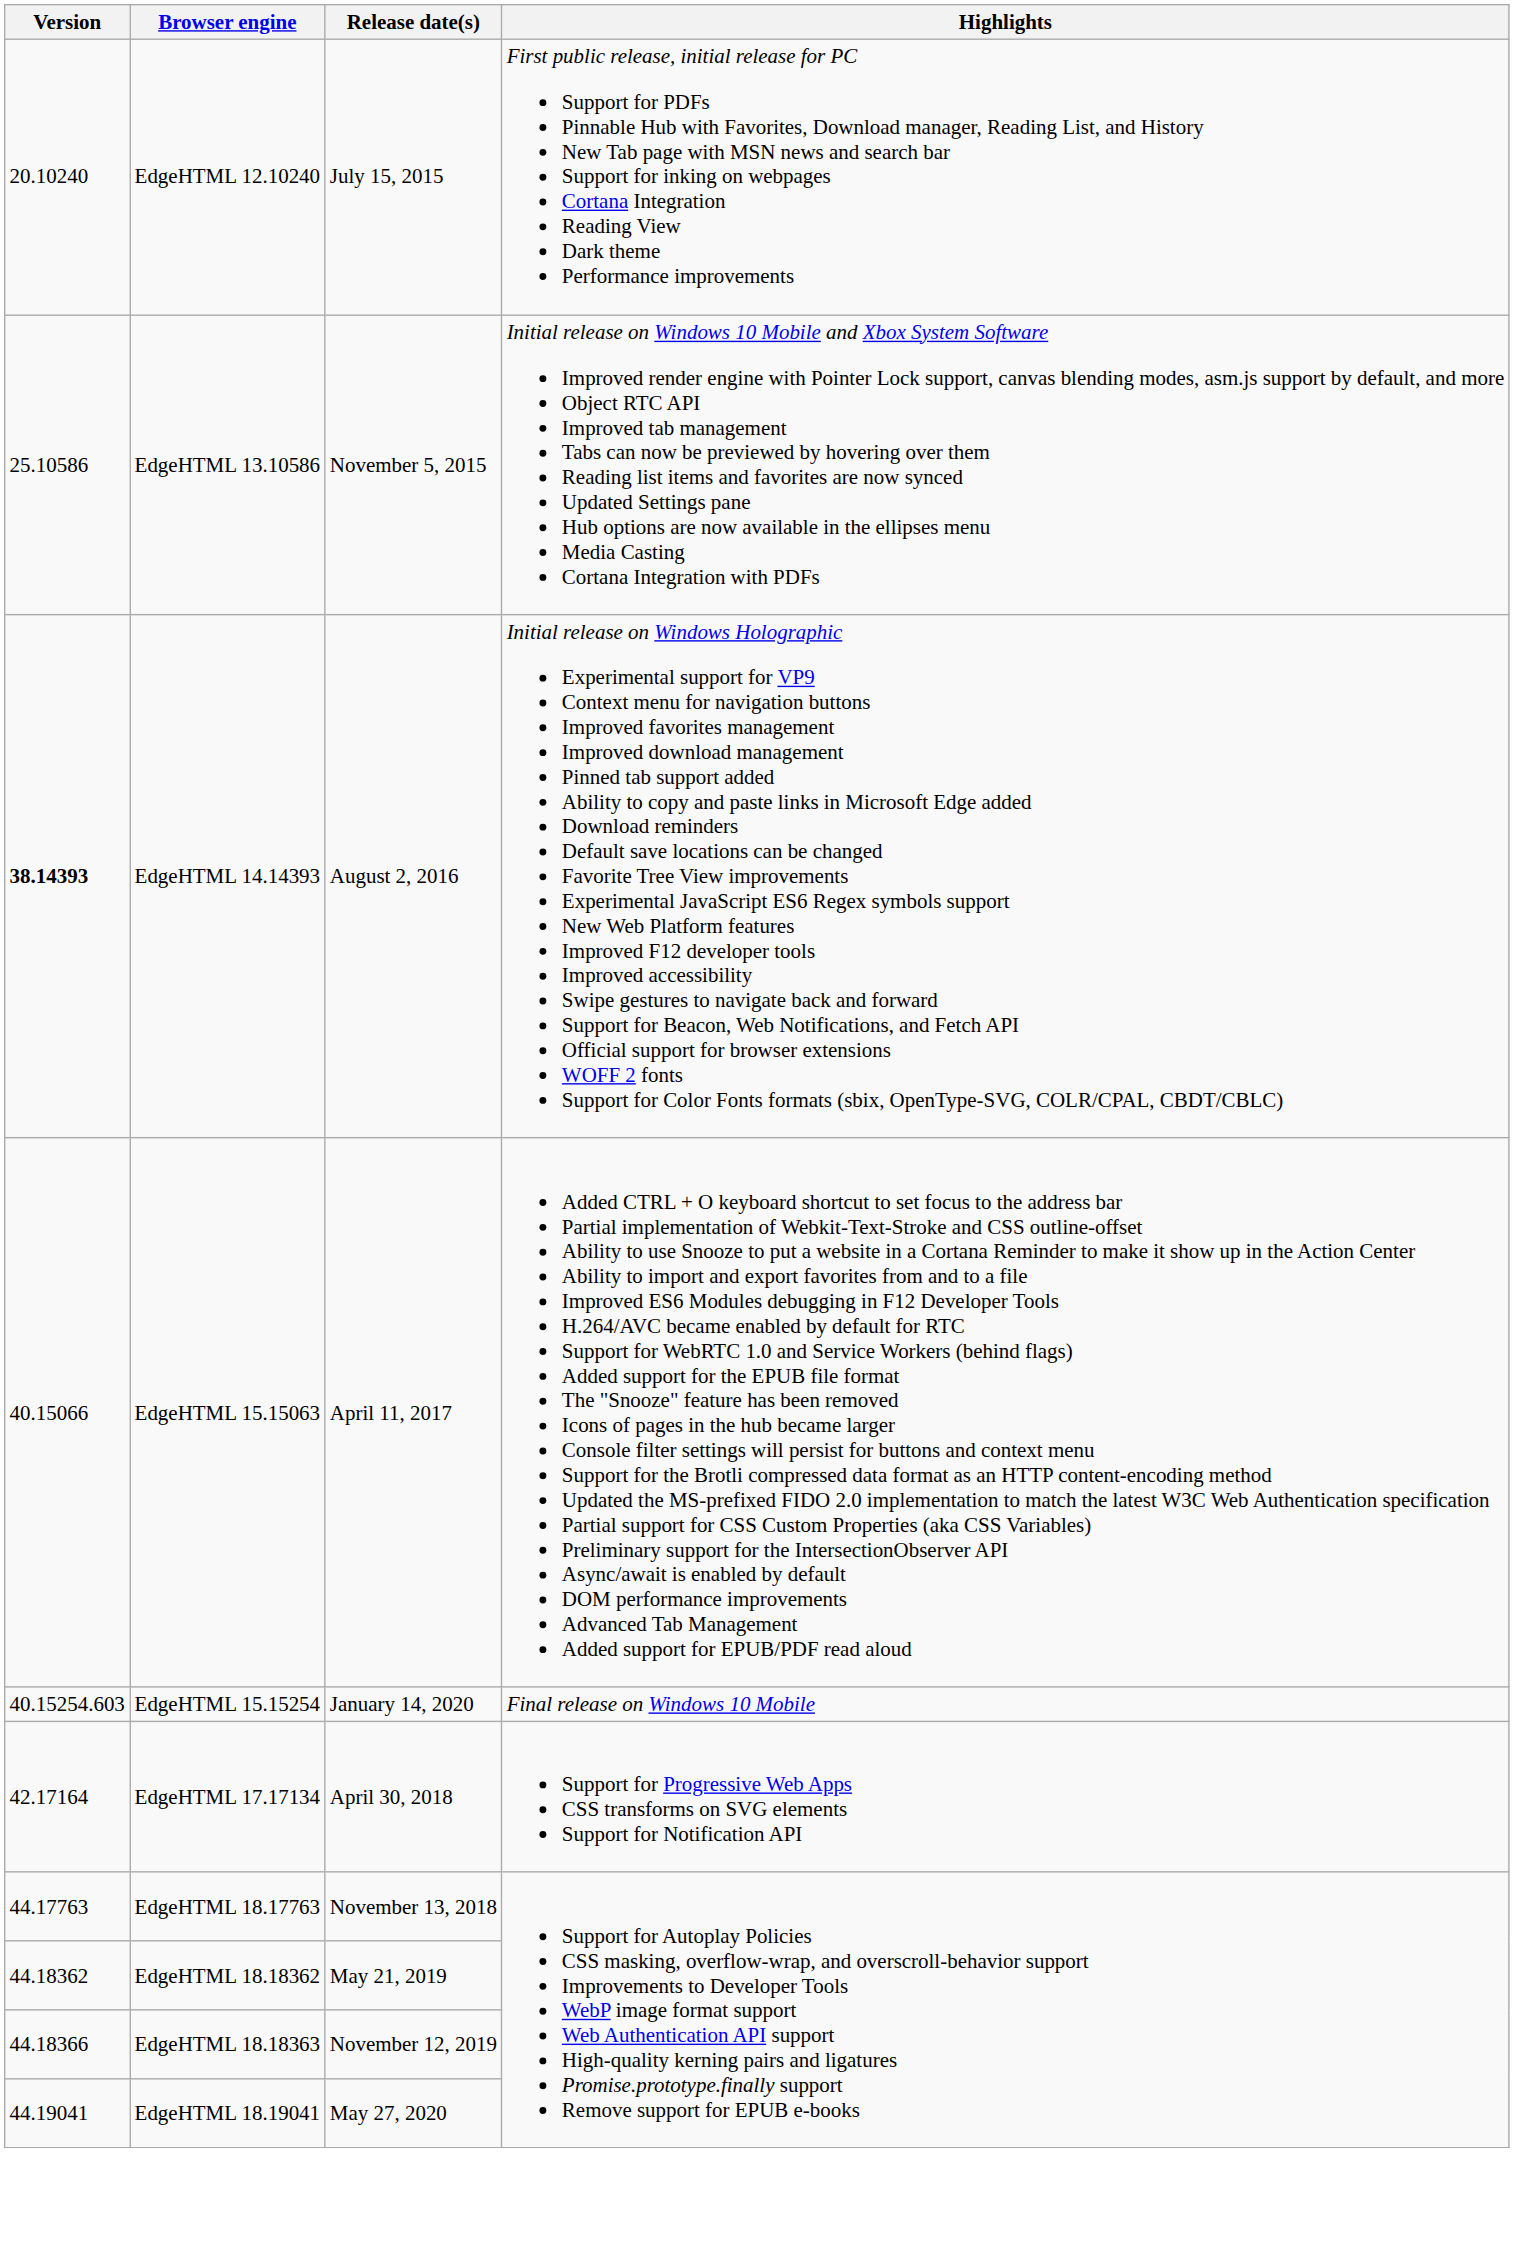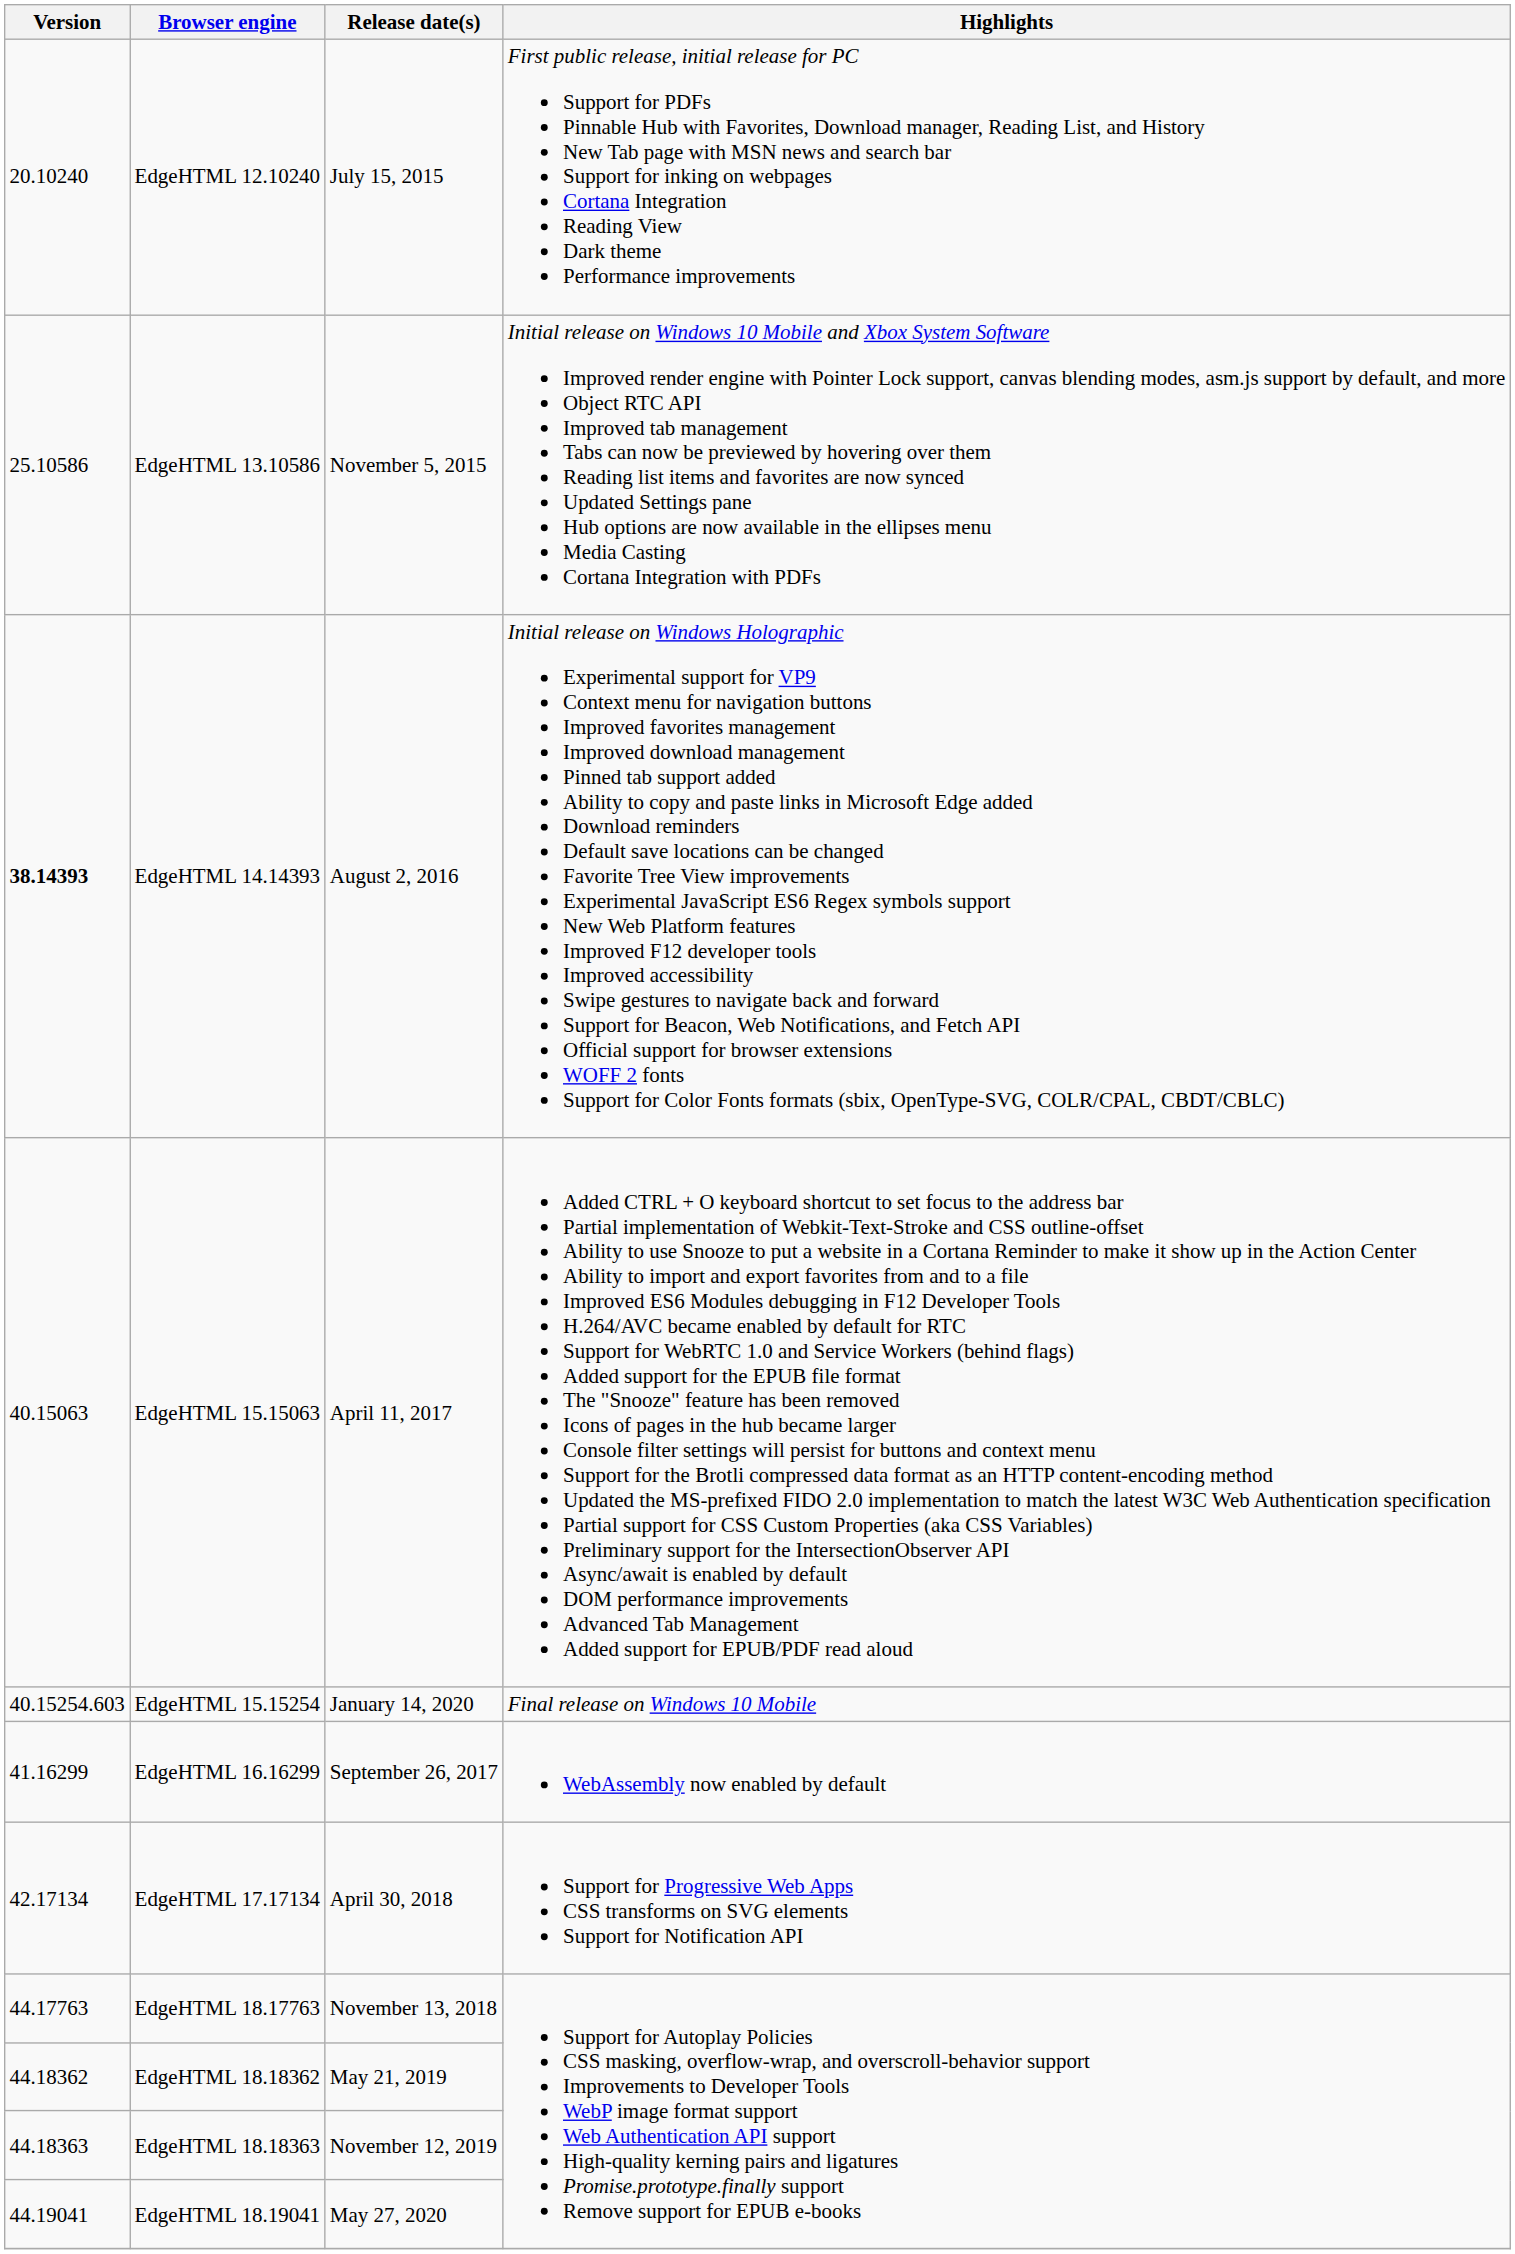(49, 1412) 40.15066 -> (49, 1412) 40.15063
+ row: (227, 1771)
(49, 1796) 42.17164 -> (49, 1898) 42.17134
(49, 2044) 44.18366 -> (49, 2145) 44.18363
